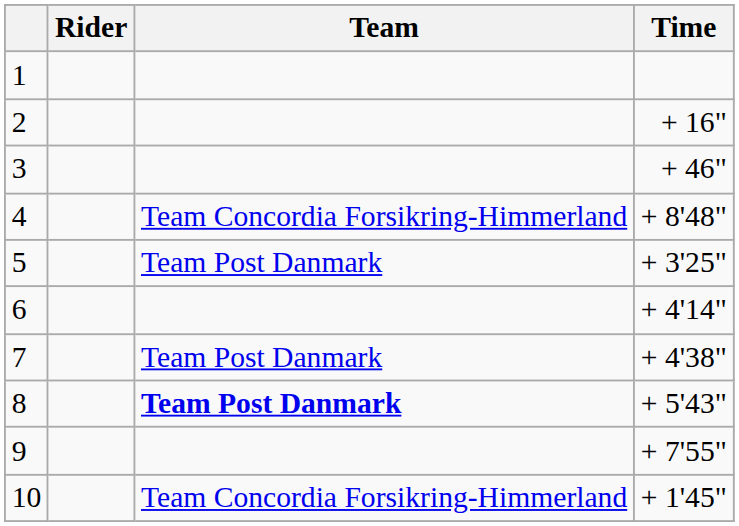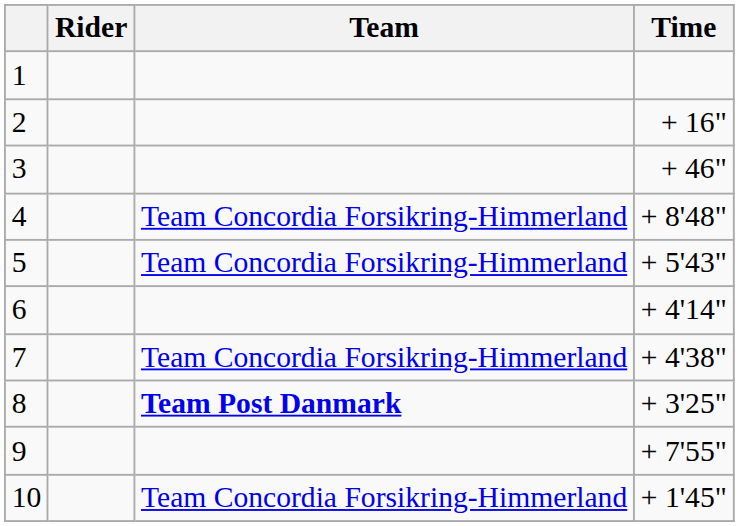(262, 262) Team Post Danmark -> (384, 262) Team Concordia Forsikring-Himmerland
(684, 262) + 3'25" -> (684, 262) + 5'43"
(262, 356) Team Post Danmark -> (384, 356) Team Concordia Forsikring-Himmerland
(684, 403) + 5'43" -> (684, 403) + 3'25"
